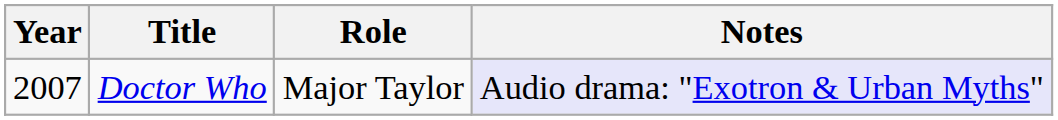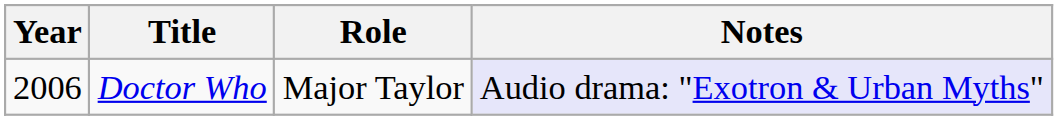(47, 86) 2007 -> (47, 86) 2006
